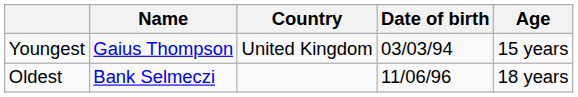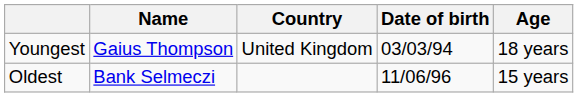(533, 48) 15 years -> (533, 48) 18 years
(533, 77) 18 years -> (533, 77) 15 years
